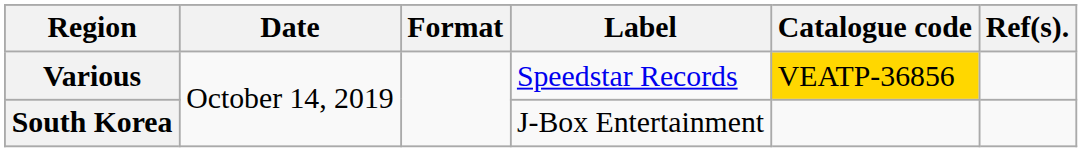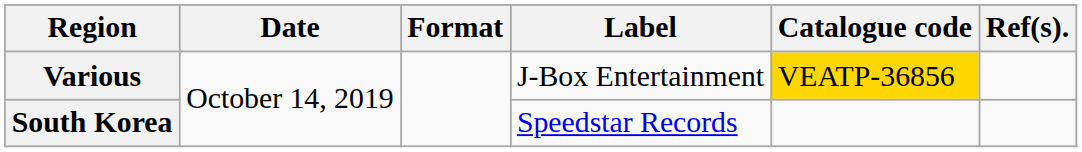(627, 75) Speedstar Records -> (640, 75) J-Box Entertainment
(640, 122) J-Box Entertainment -> (627, 122) Speedstar Records
